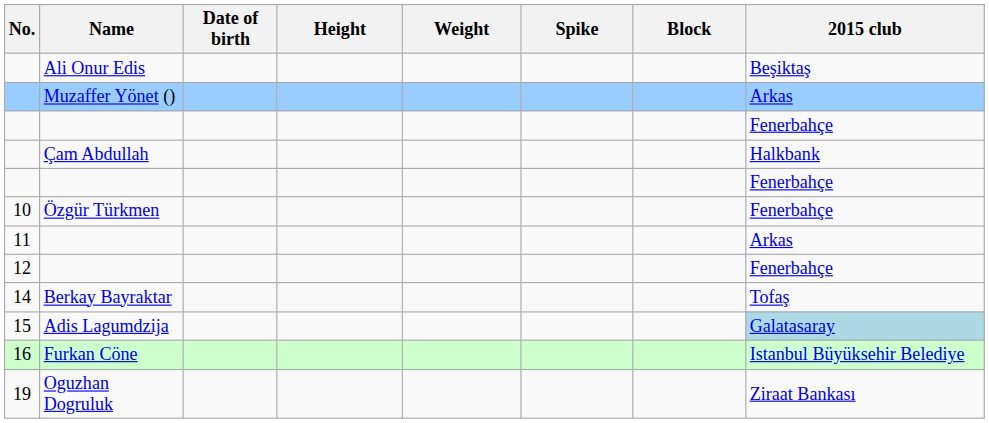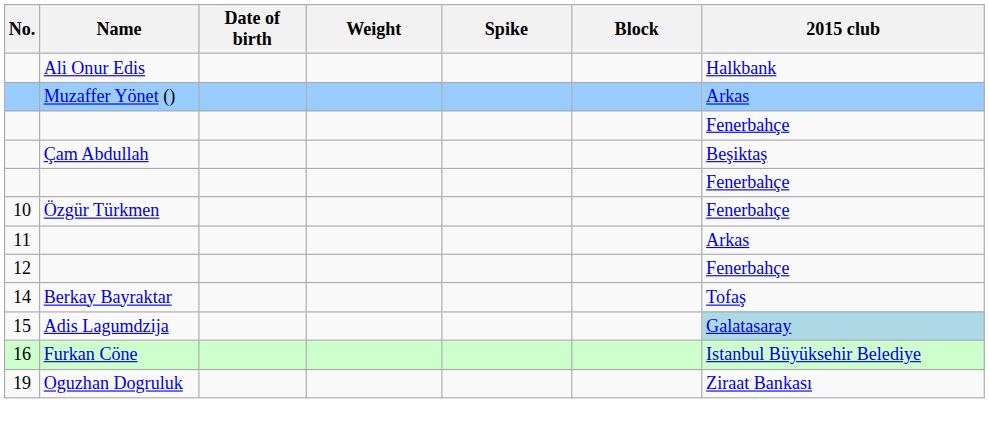- column: (340, 29)
(780, 67) Beşiktaş -> (741, 67) Halkbank
(785, 153) Halkbank -> (737, 153) Beşiktaş
